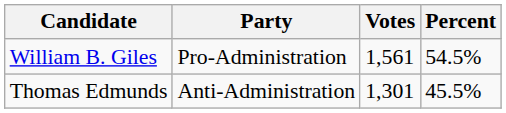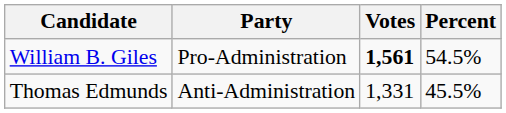(390, 56) normal -> (390, 56) bold
(390, 90) 1,301 -> (390, 90) 1,331
